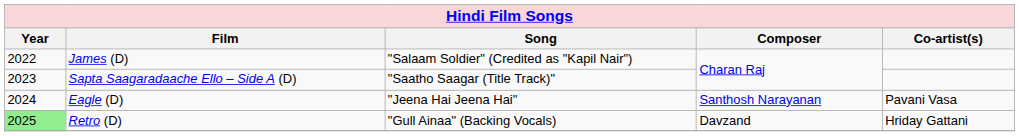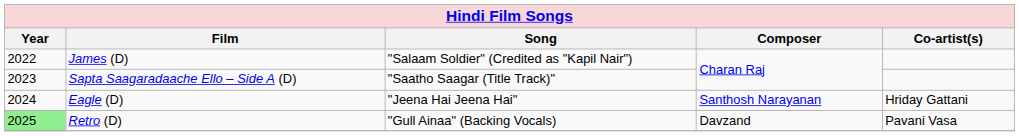(921, 100) Pavani Vasa -> (927, 100) Hriday Gattani
(927, 120) Hriday Gattani -> (921, 120) Pavani Vasa
